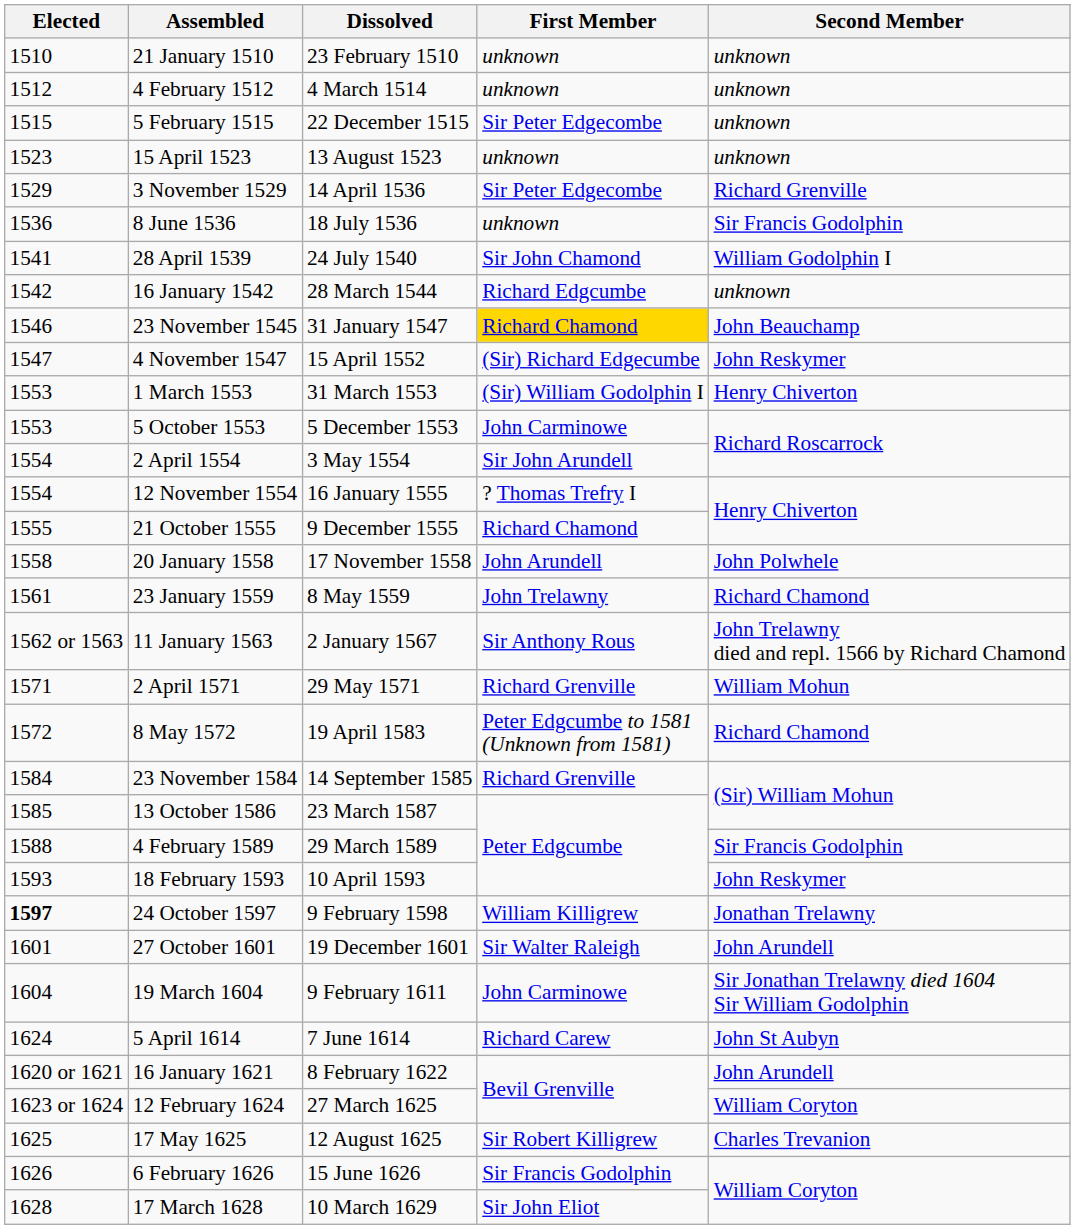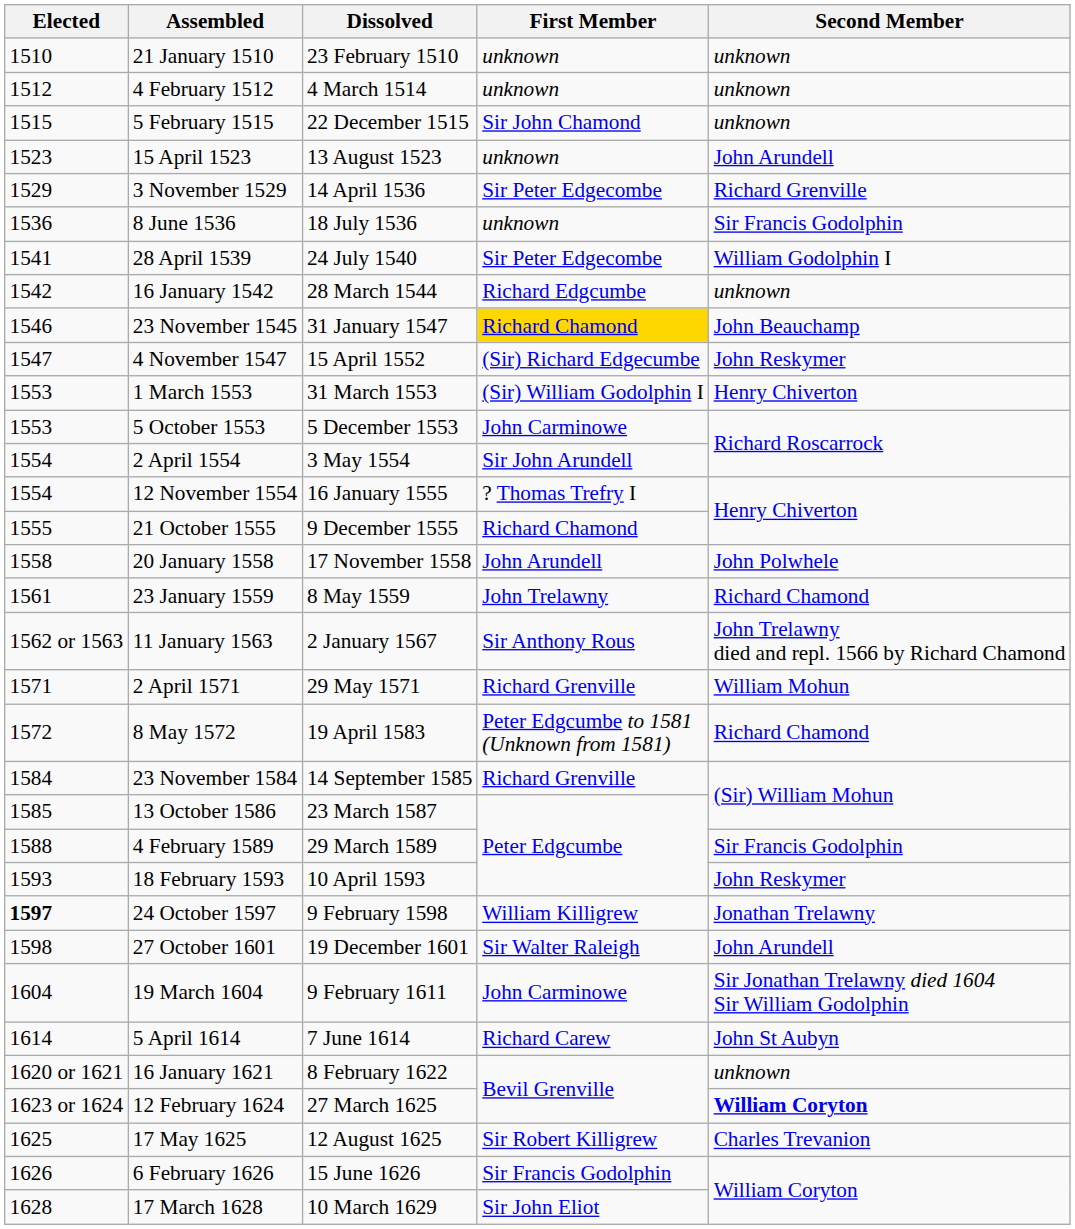(572, 122) Sir Peter Edgecombe -> (561, 122) Sir John Chamond
(752, 156) unknown -> (774, 156) John Arundell
(561, 257) Sir John Chamond -> (572, 257) Sir Peter Edgecombe
(31, 946) 1601 -> (31, 946) 1598
(31, 1038) 1624 -> (31, 1038) 1614
(774, 1071) John Arundell -> (752, 1071) unknown
(786, 1105) normal -> (791, 1105) bold
